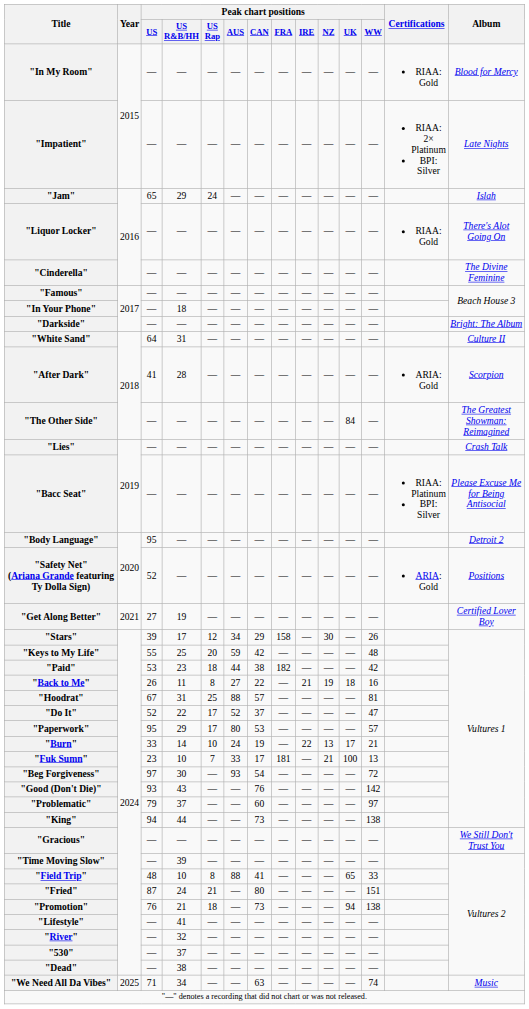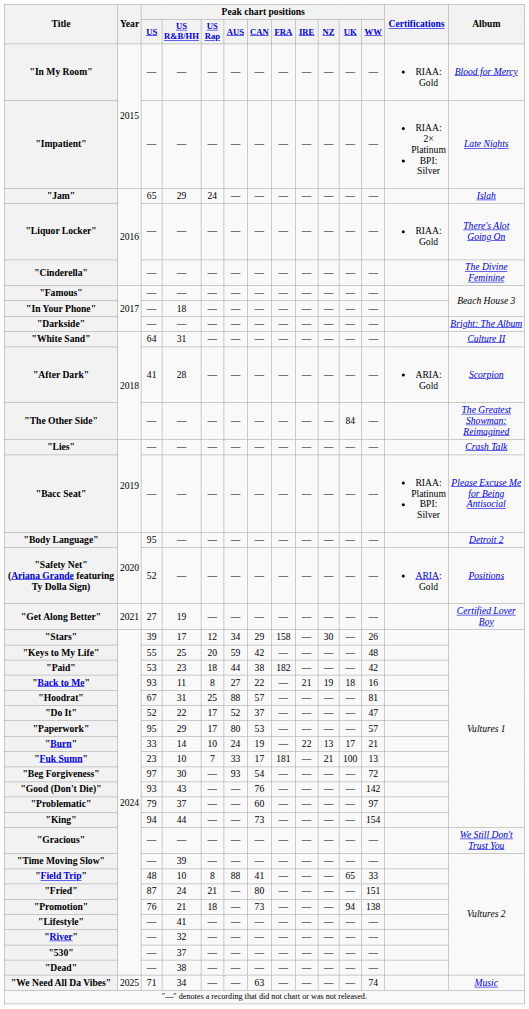(152, 683) 26 -> (152, 683) 93
(373, 820) 138 -> (373, 820) 154
